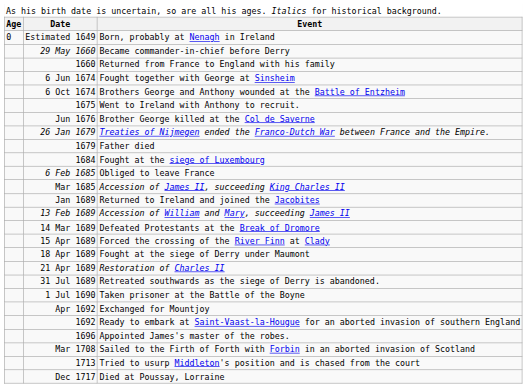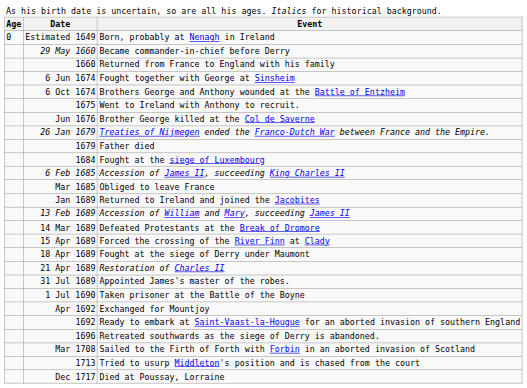(157, 173) Obliged to leave France -> (222, 173) Accession of James II, succeeding King Charles II
(222, 187) Accession of James II, succeeding King Charles II -> (157, 187) Obliged to leave France
(240, 282) Retreated southwards as the siege of Derry is abandoned. -> (195, 282) Appointed James's master of the robes.
(195, 336) Appointed James's master of the robes. -> (240, 336) Retreated southwards as the siege of Derry is abandoned.
